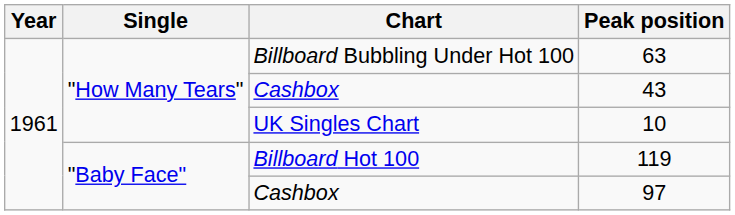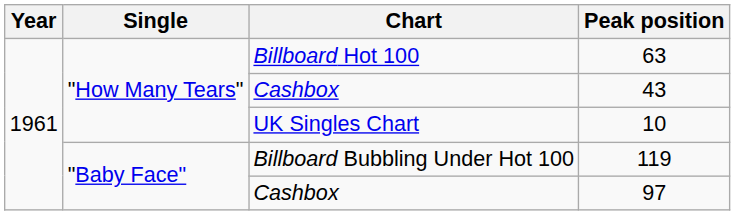(414, 55) Billboard Bubbling Under Hot 100 -> (336, 55) Billboard Hot 100
(336, 158) Billboard Hot 100 -> (414, 158) Billboard Bubbling Under Hot 100
